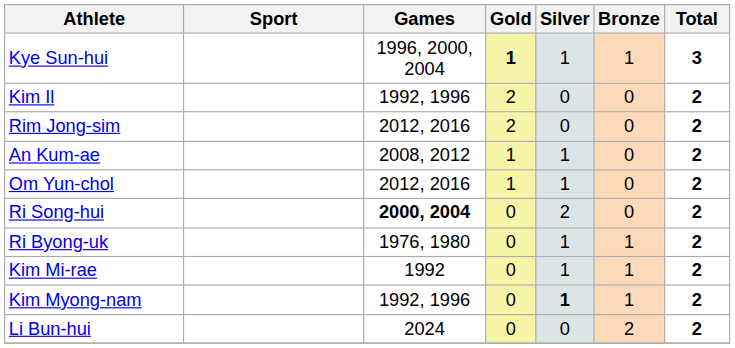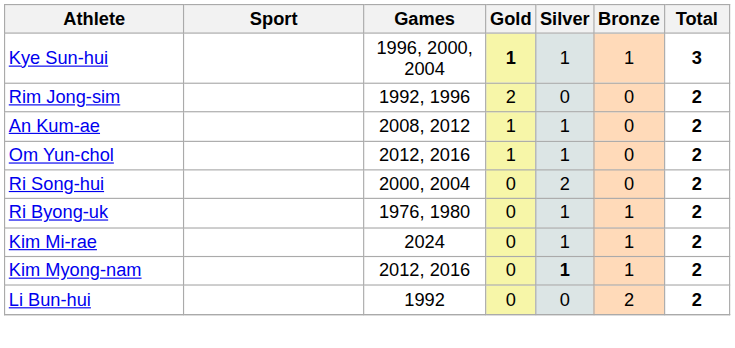- row: (32, 97)
(425, 126) 2012, 2016 -> (425, 97) 1992, 1996
(425, 213) bold -> (425, 184) normal
(425, 270) 1992 -> (425, 241) 2024
(425, 299) 1992, 1996 -> (425, 270) 2012, 2016
(425, 328) 2024 -> (425, 299) 1992
